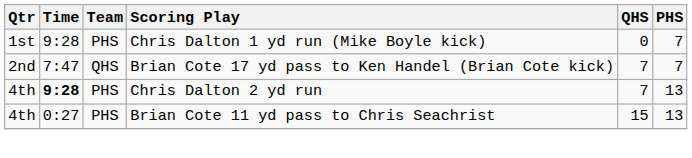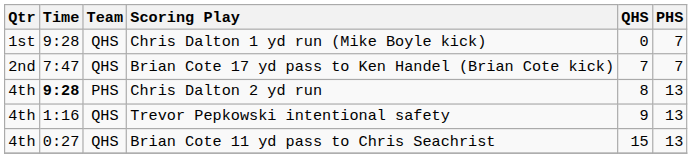(105, 42) PHS -> (105, 42) QHS
(644, 91) 7 -> (644, 91) 8
+ row: (290, 116)
(105, 116) PHS -> (105, 141) QHS
